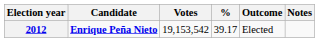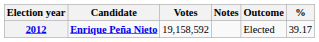columns swapped: (225, 12) <-> (300, 12)
(186, 29) 19,153,542 -> (186, 29) 19,158,592
